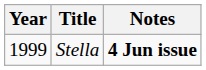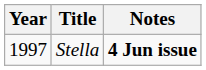(28, 49) 1999 -> (28, 49) 1997
